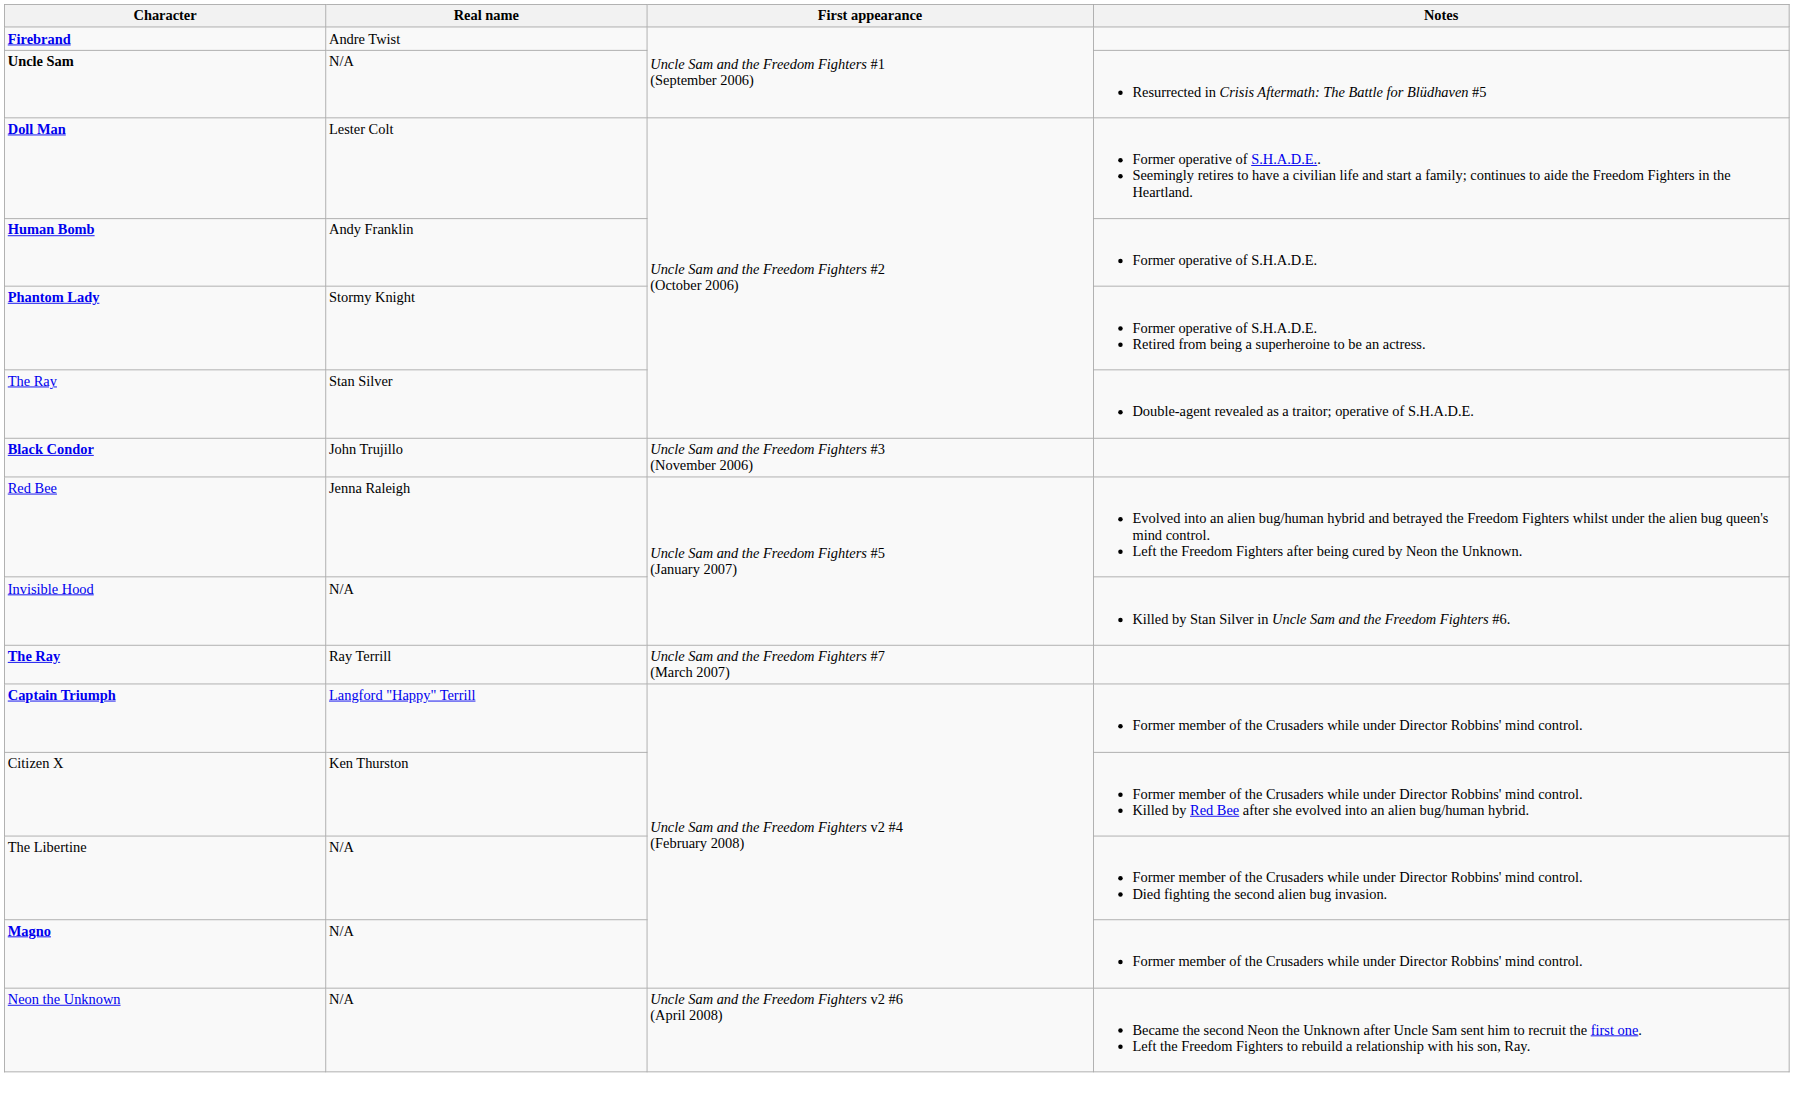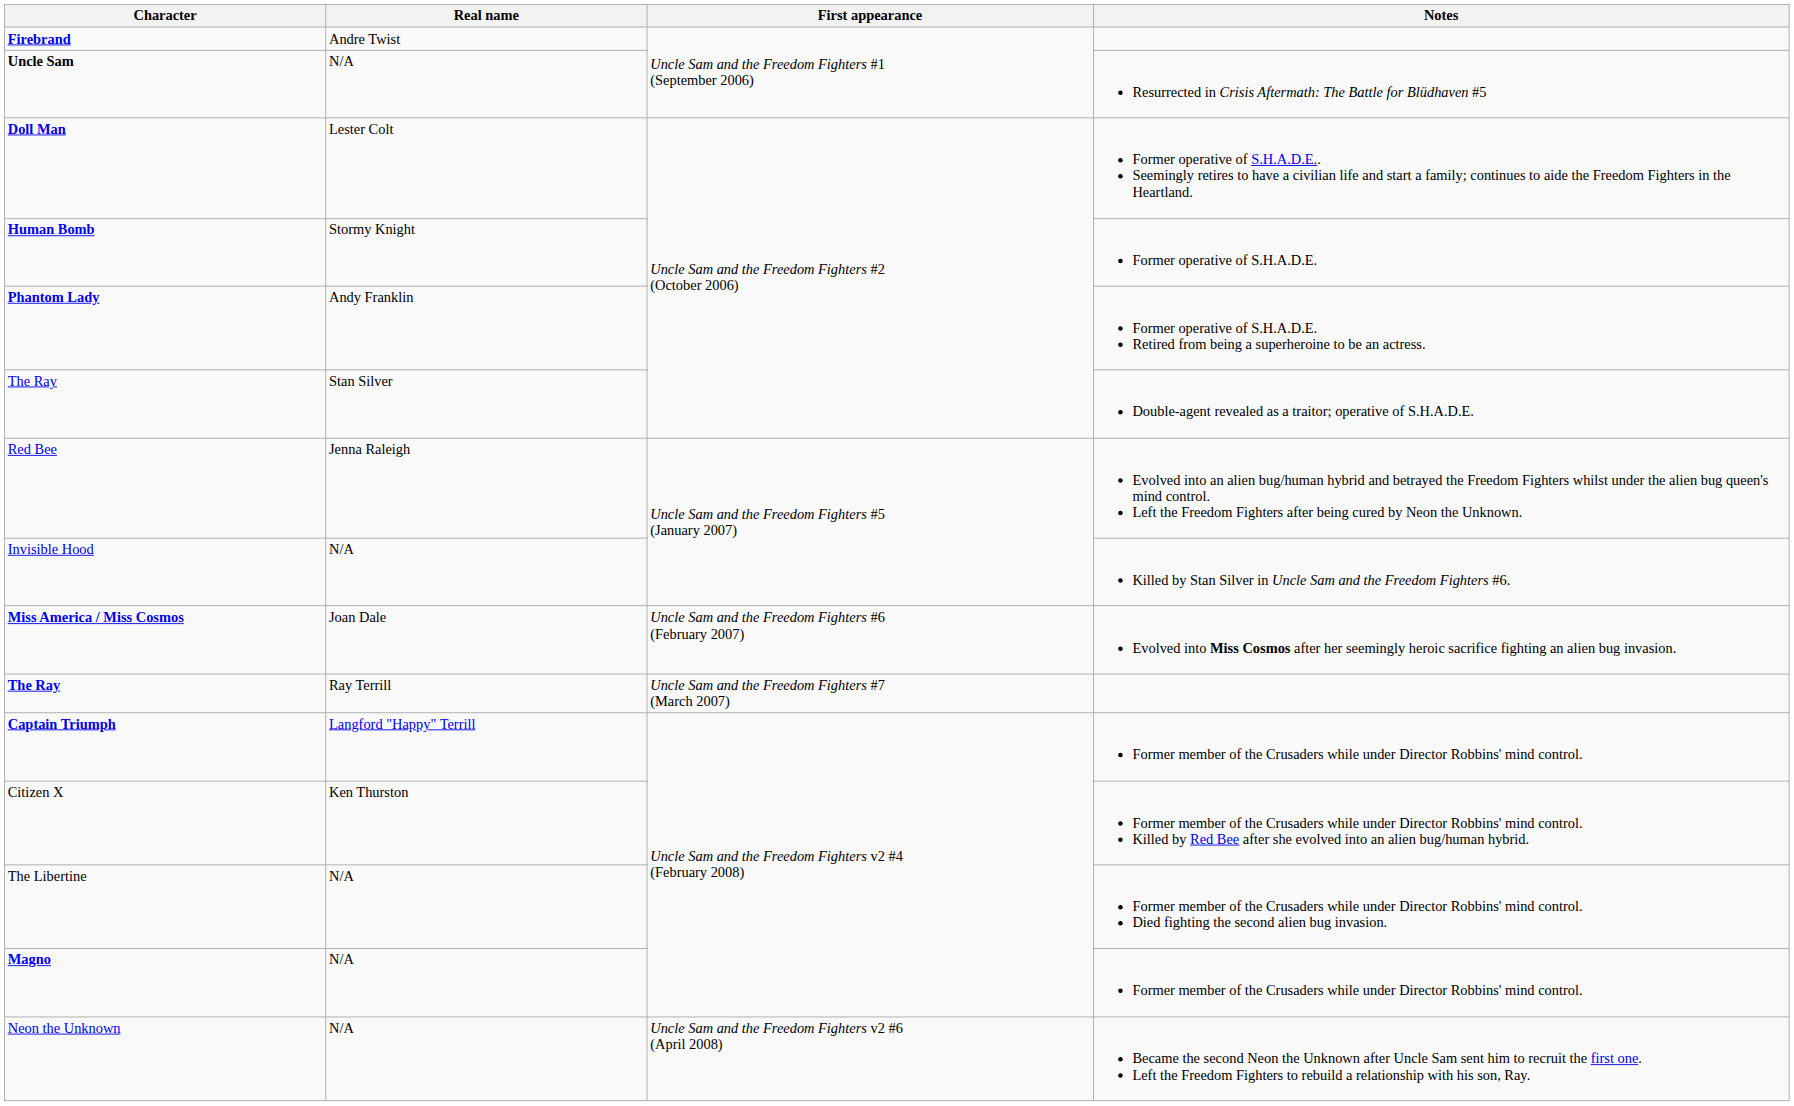(371, 229) Andy Franklin -> (372, 229) Stormy Knight
(372, 297) Stormy Knight -> (371, 297) Andy Franklin
- row: (51, 449)
+ row: (96, 617)
